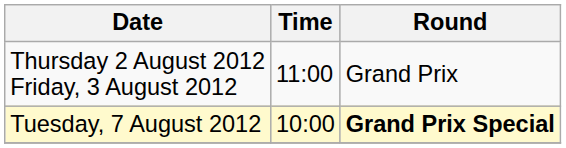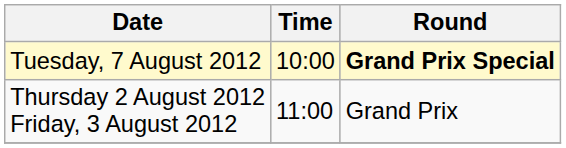rows swapped: (138, 73) <-> (136, 124)
